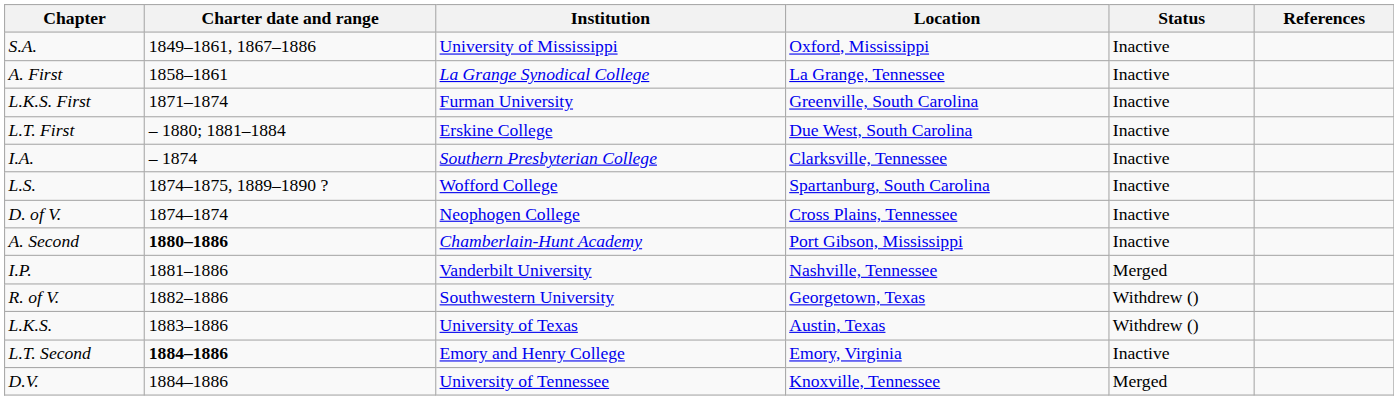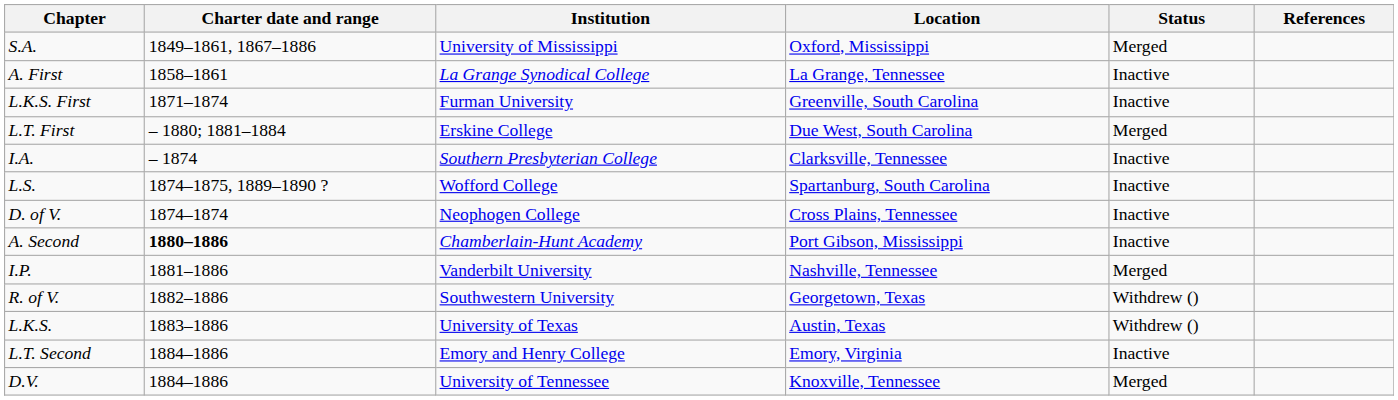(1141, 46) Inactive -> (1140, 46) Merged
(1141, 130) Inactive -> (1140, 130) Merged
(188, 353) bold -> (188, 353) normal
